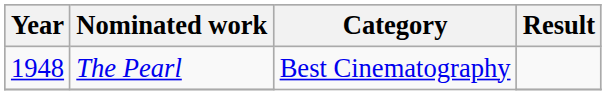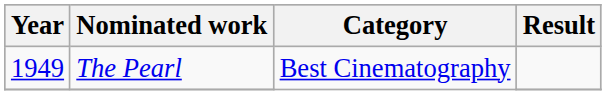(38, 67) 1948 -> (38, 67) 1949
